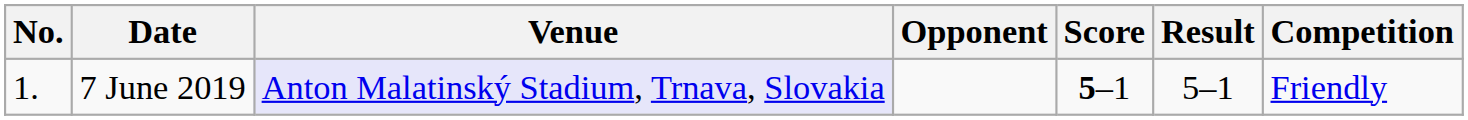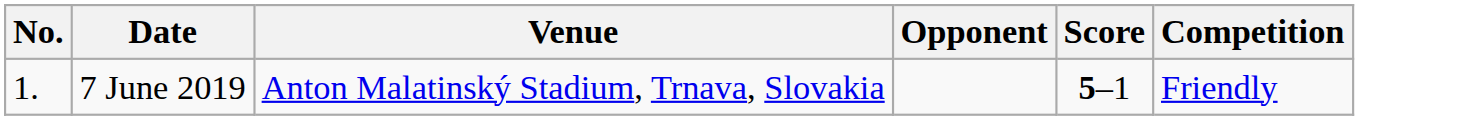- column: (1208, 31)
(573, 86) lavender background -> (573, 86) no background
